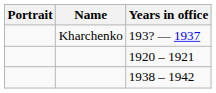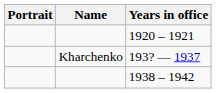rows swapped: (162, 56) <-> (165, 35)
